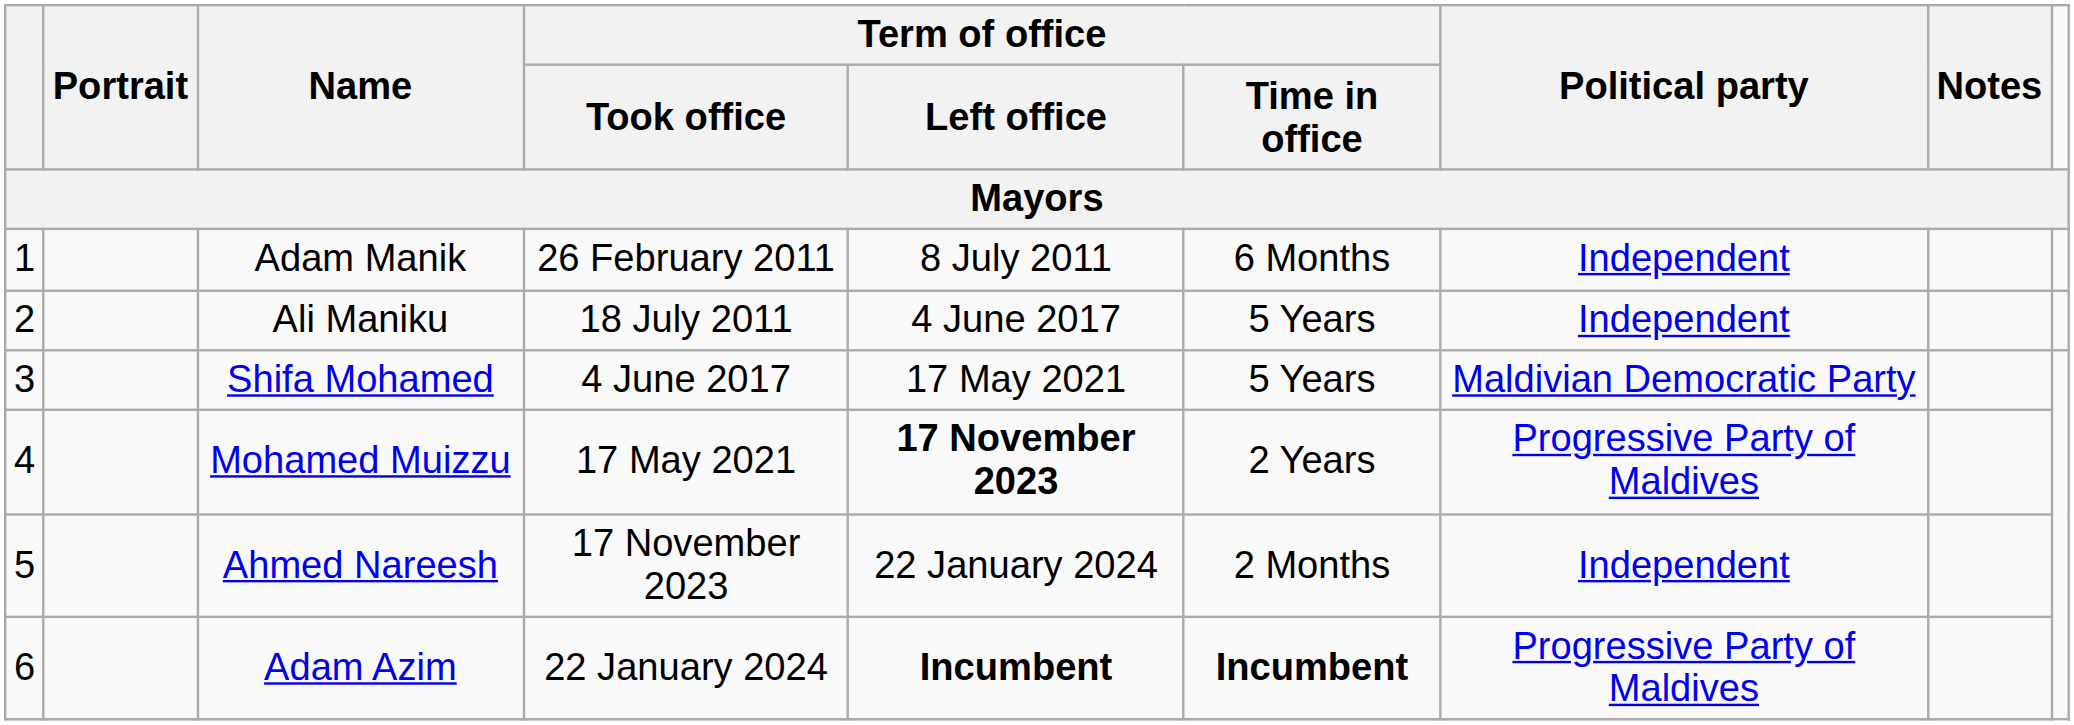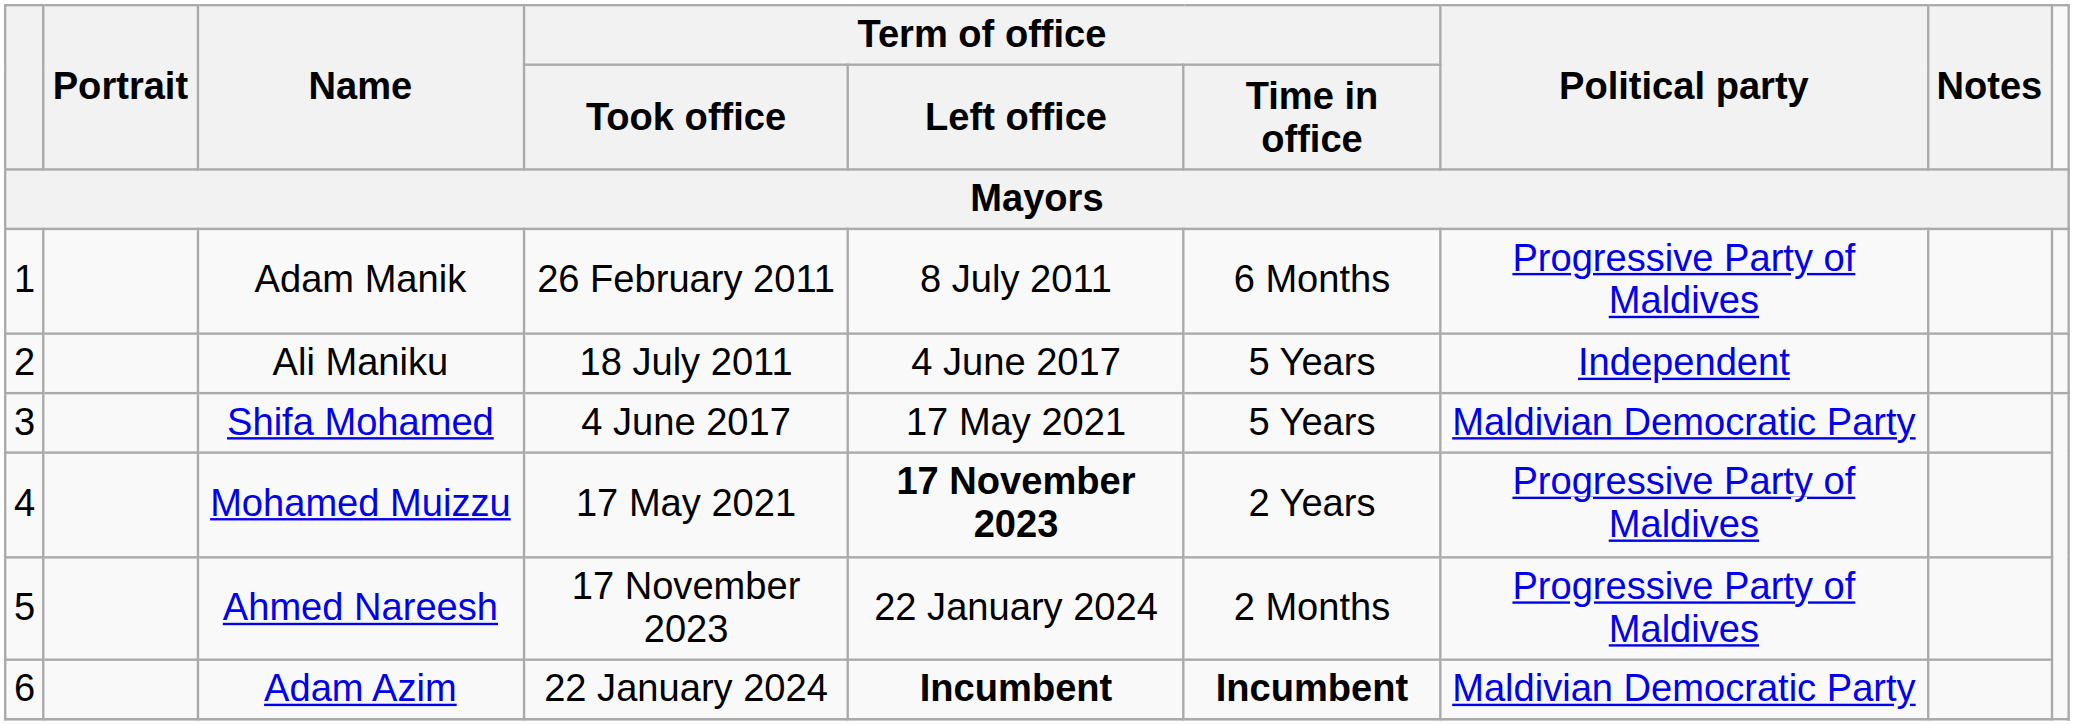(1684, 258) Independent -> (1684, 280) Progressive Party of Maldives
(1684, 564) Independent -> (1684, 607) Progressive Party of Maldives
(1684, 667) Progressive Party of Maldives -> (1684, 689) Maldivian Democratic Party
